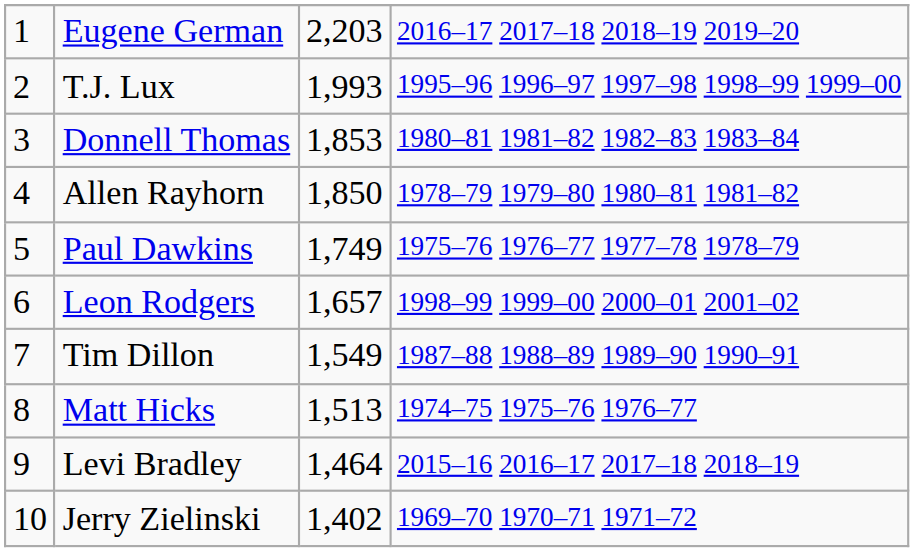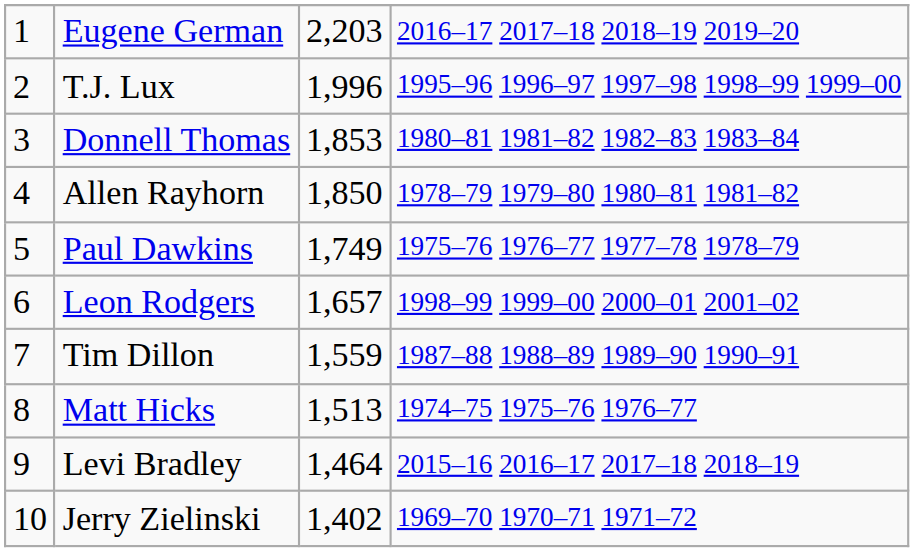(344, 85) 1,993 -> (344, 85) 1,996
(344, 355) 1,549 -> (344, 355) 1,559
